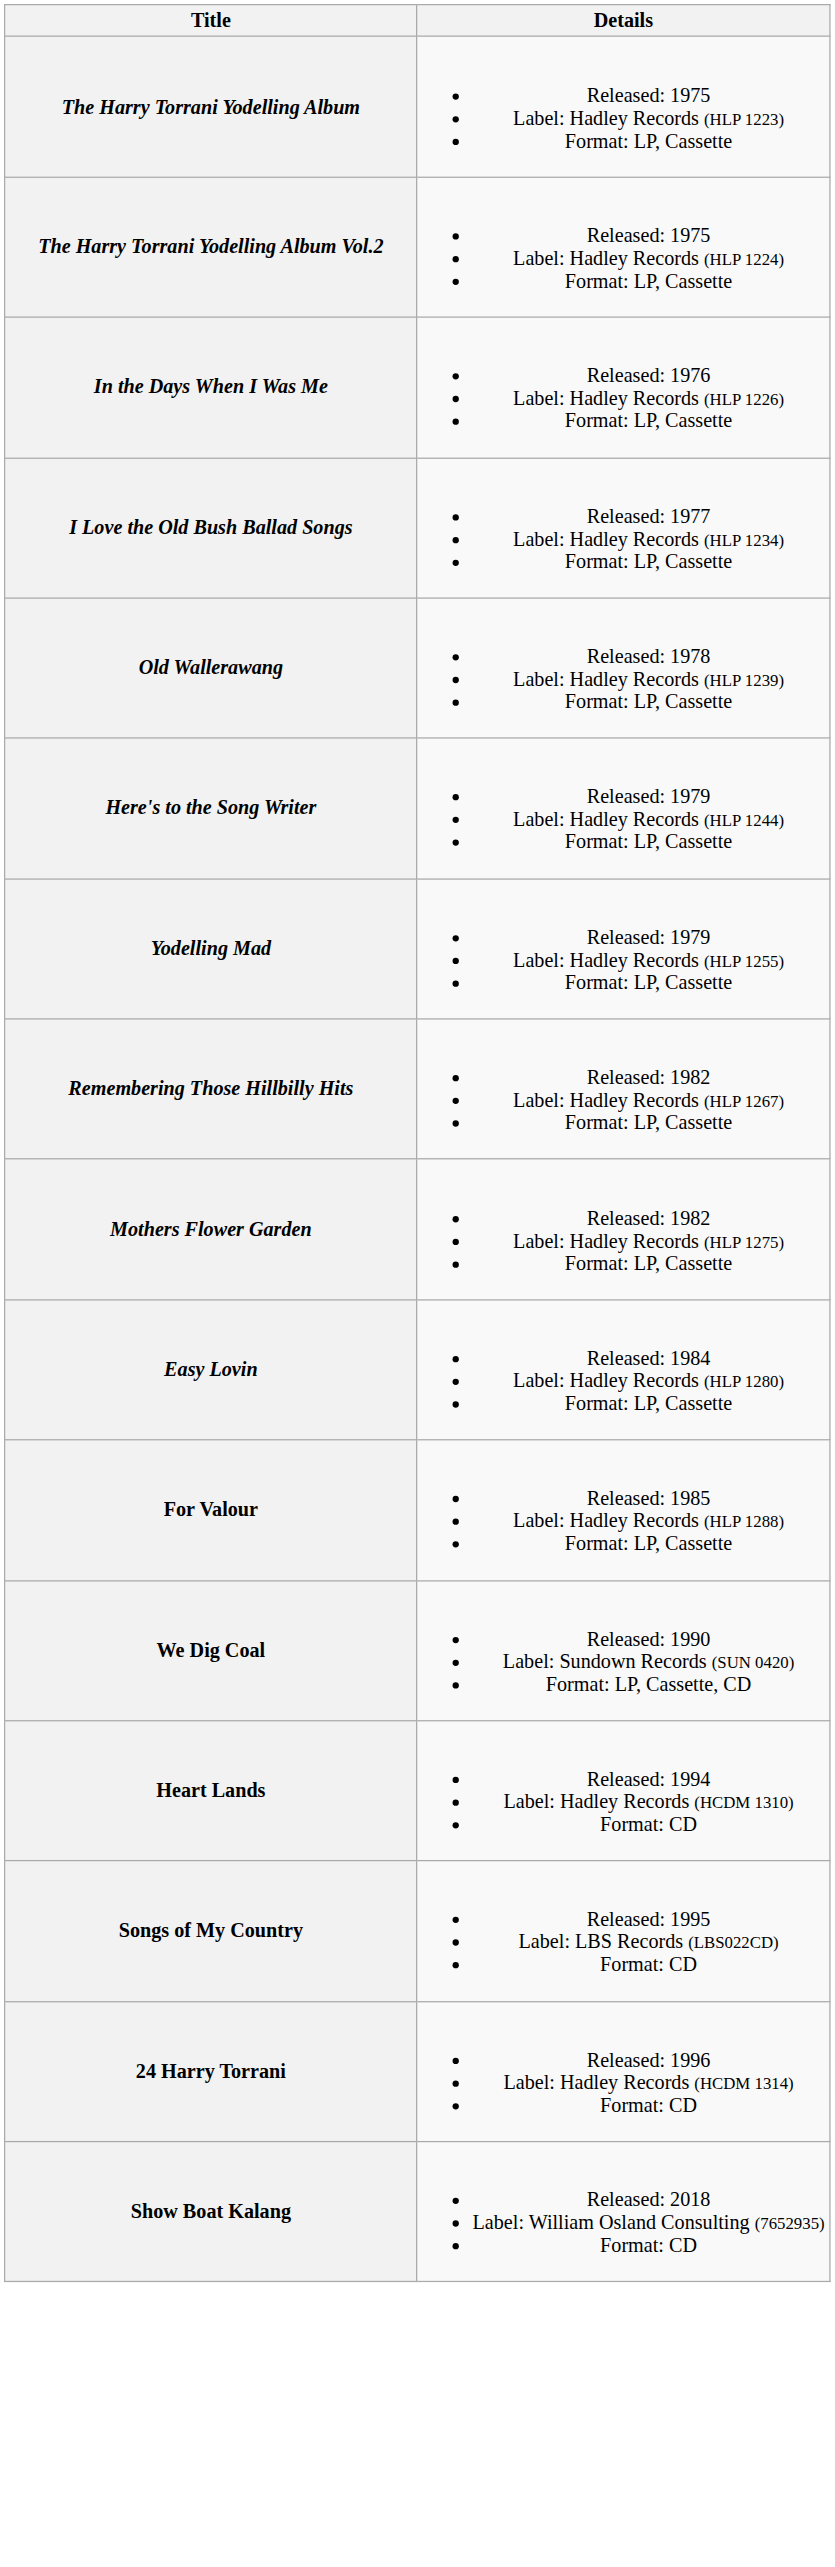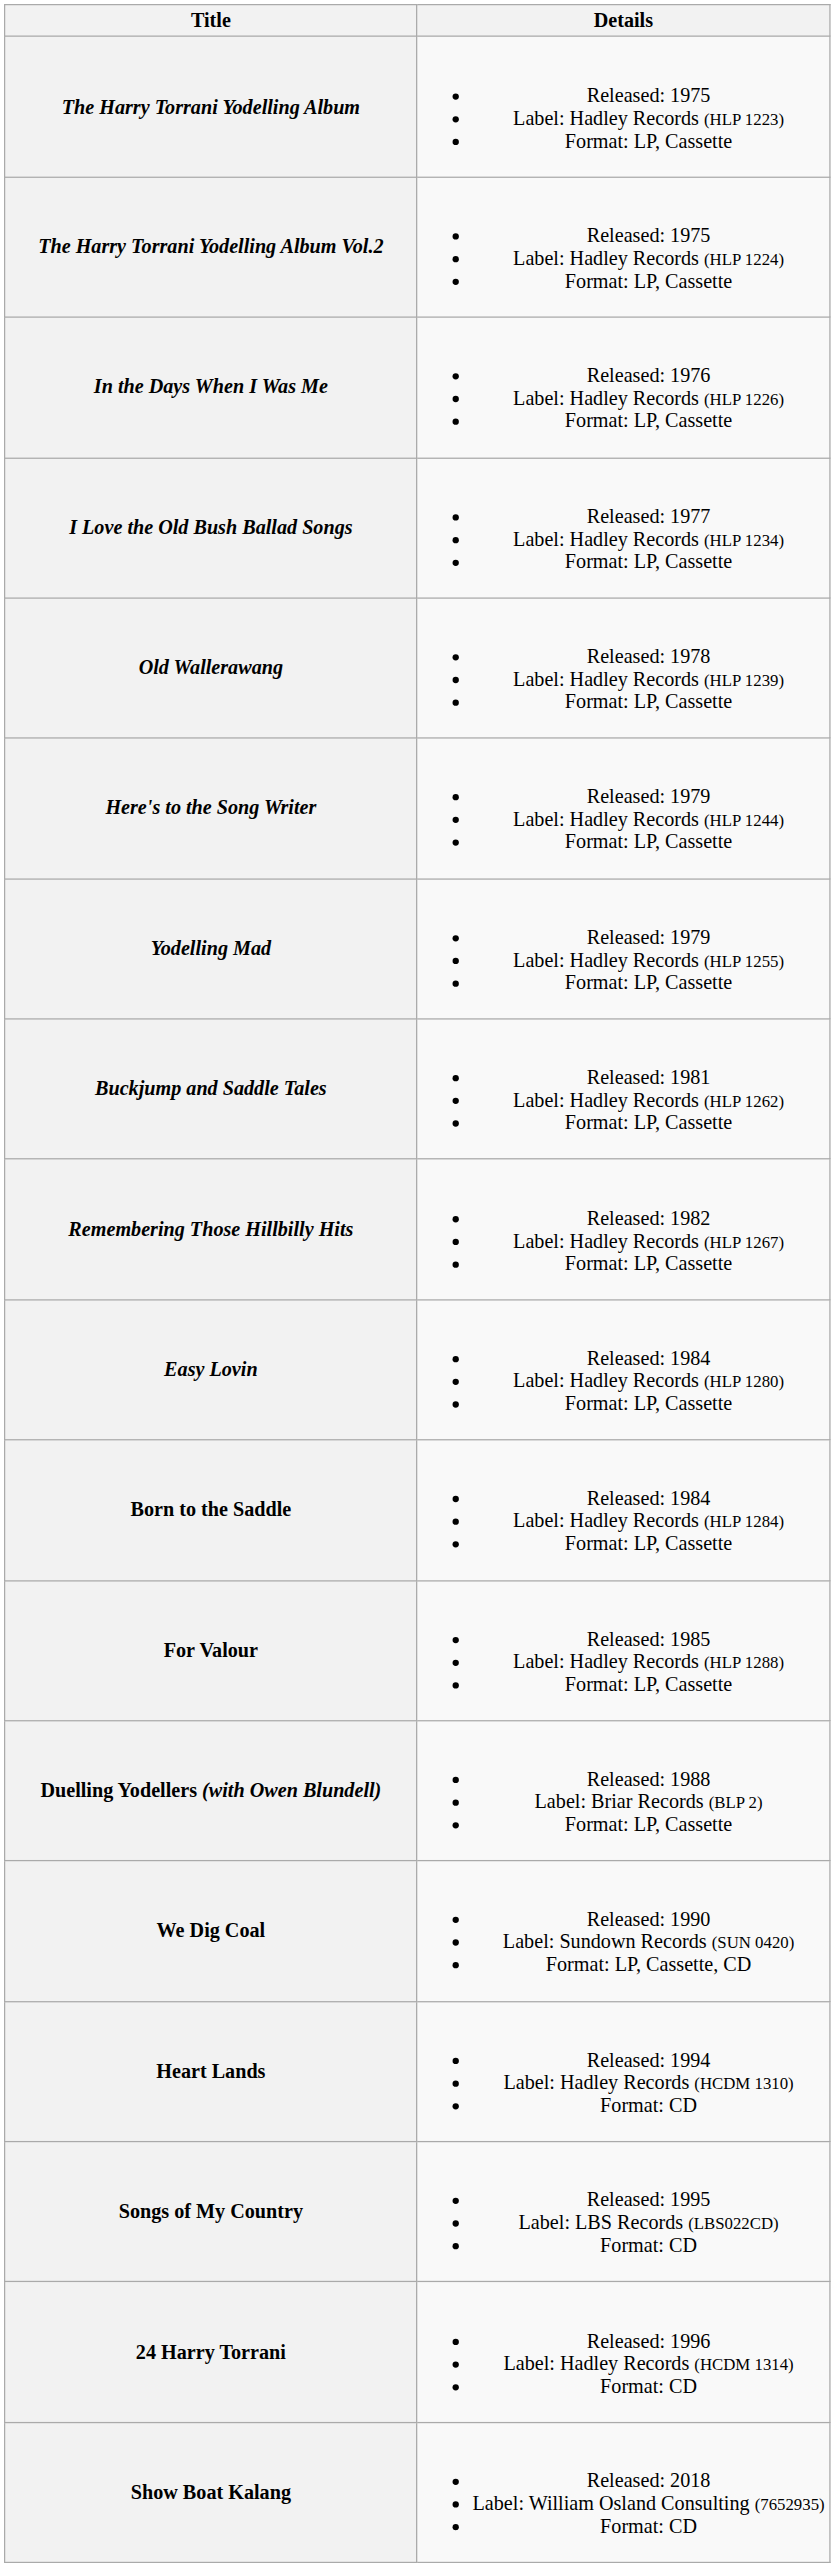+ row: (211, 1088)
- row: (211, 1229)
+ row: (211, 1509)
+ row: (211, 1790)
